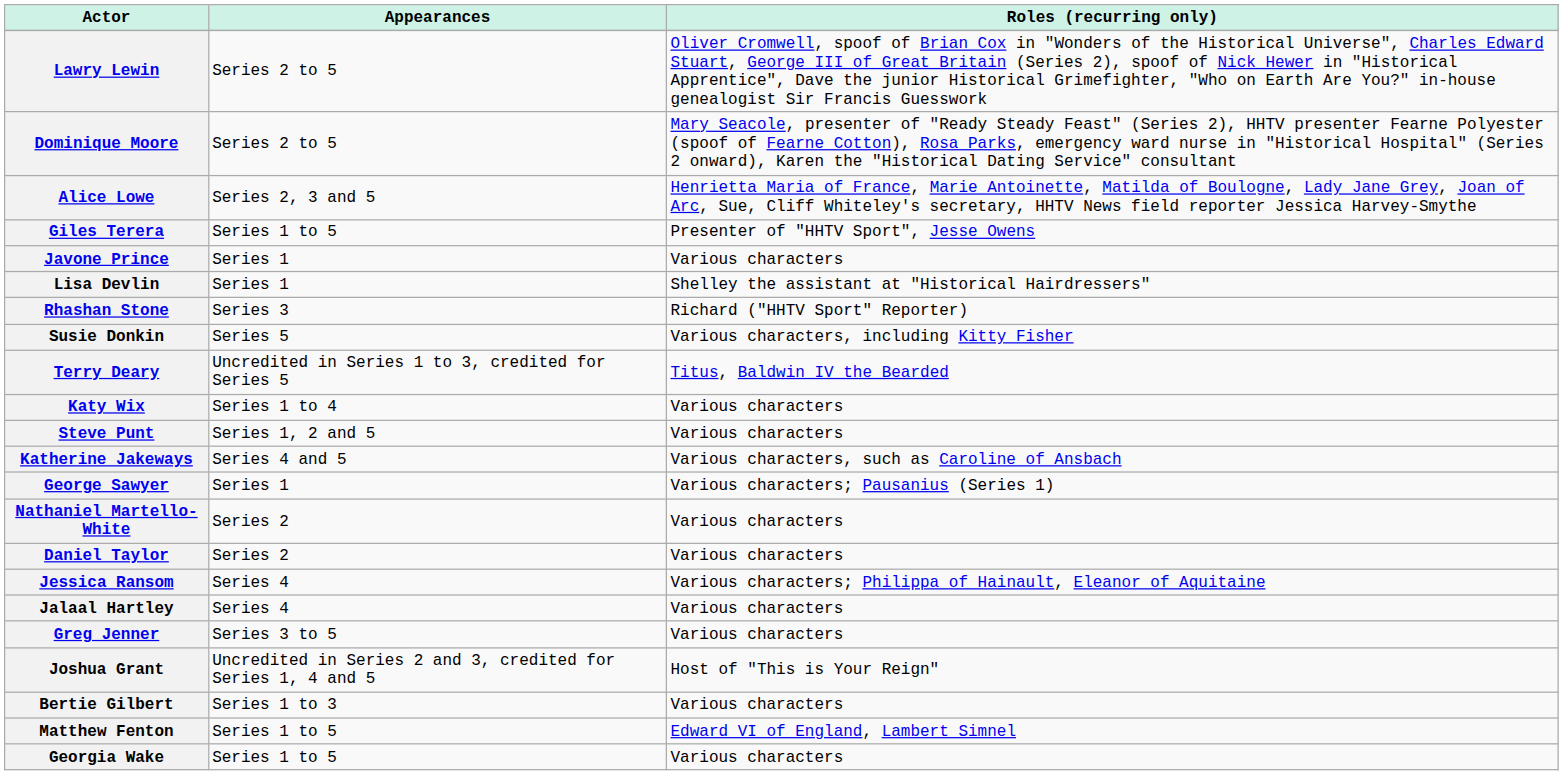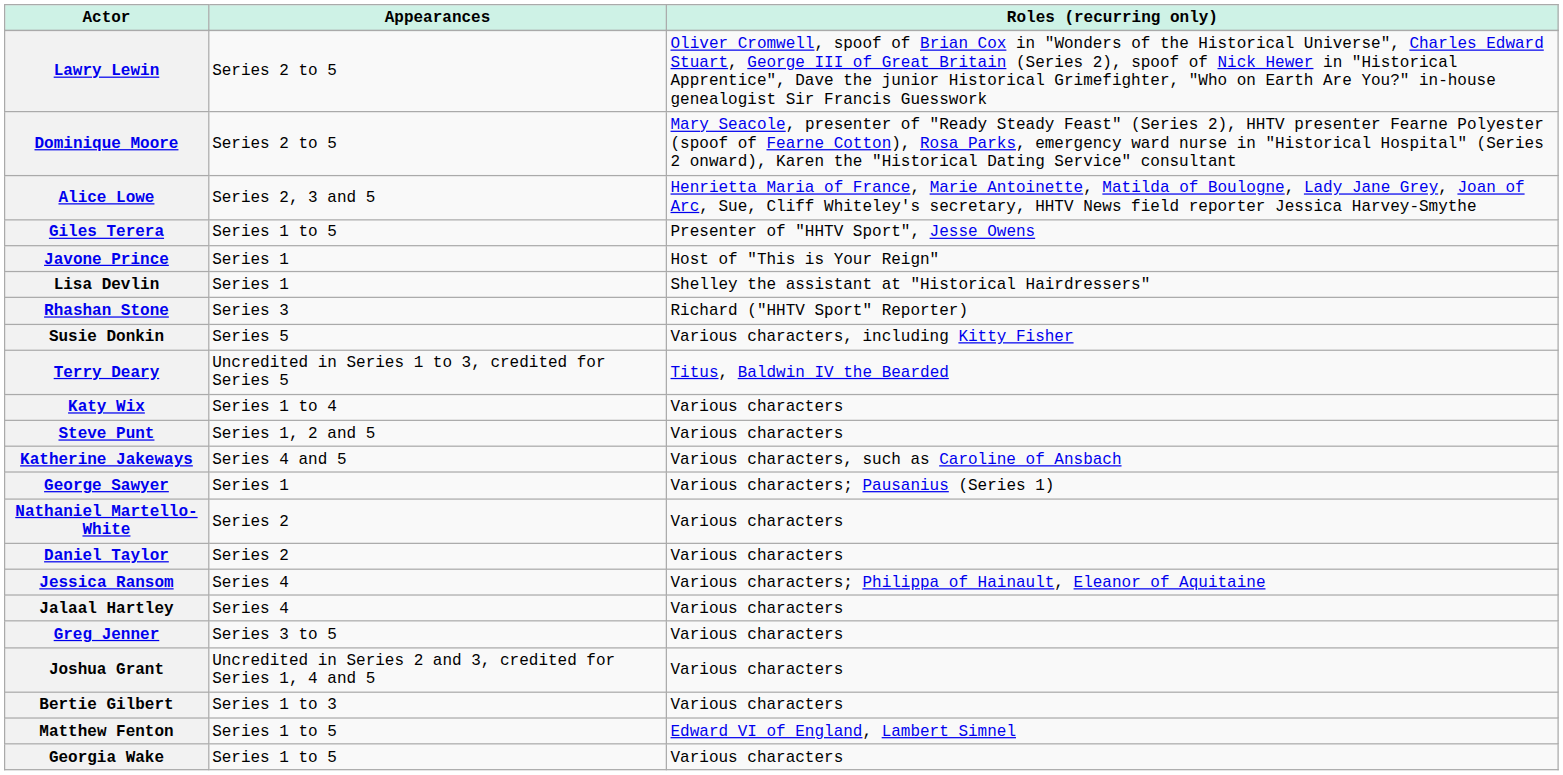(757, 259) Various characters -> (805, 259) Host of "This is Your Reign"
(805, 670) Host of "This is Your Reign" -> (757, 670) Various characters
